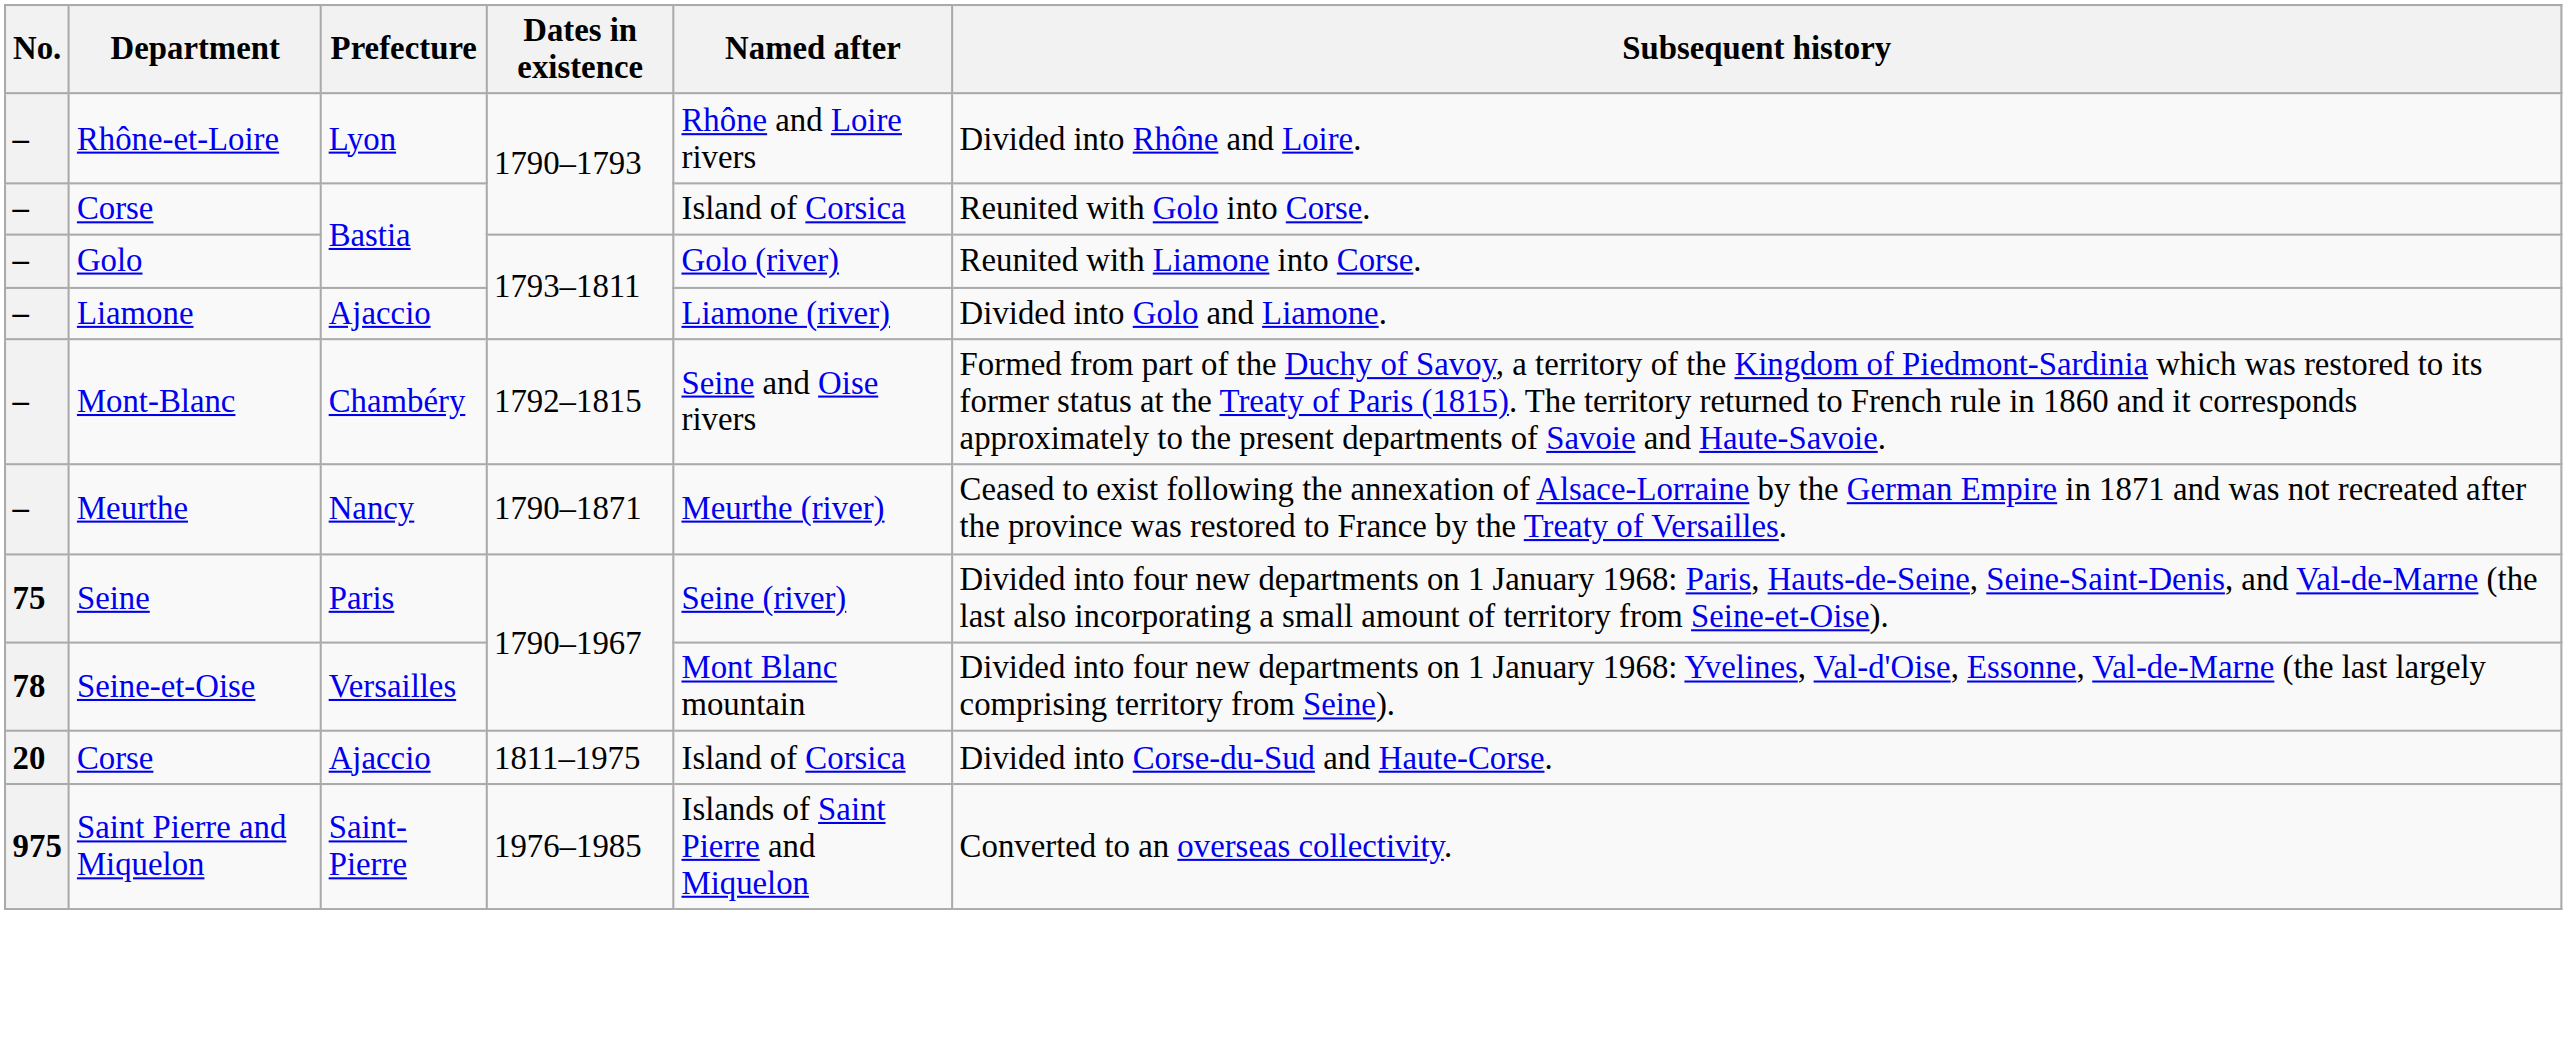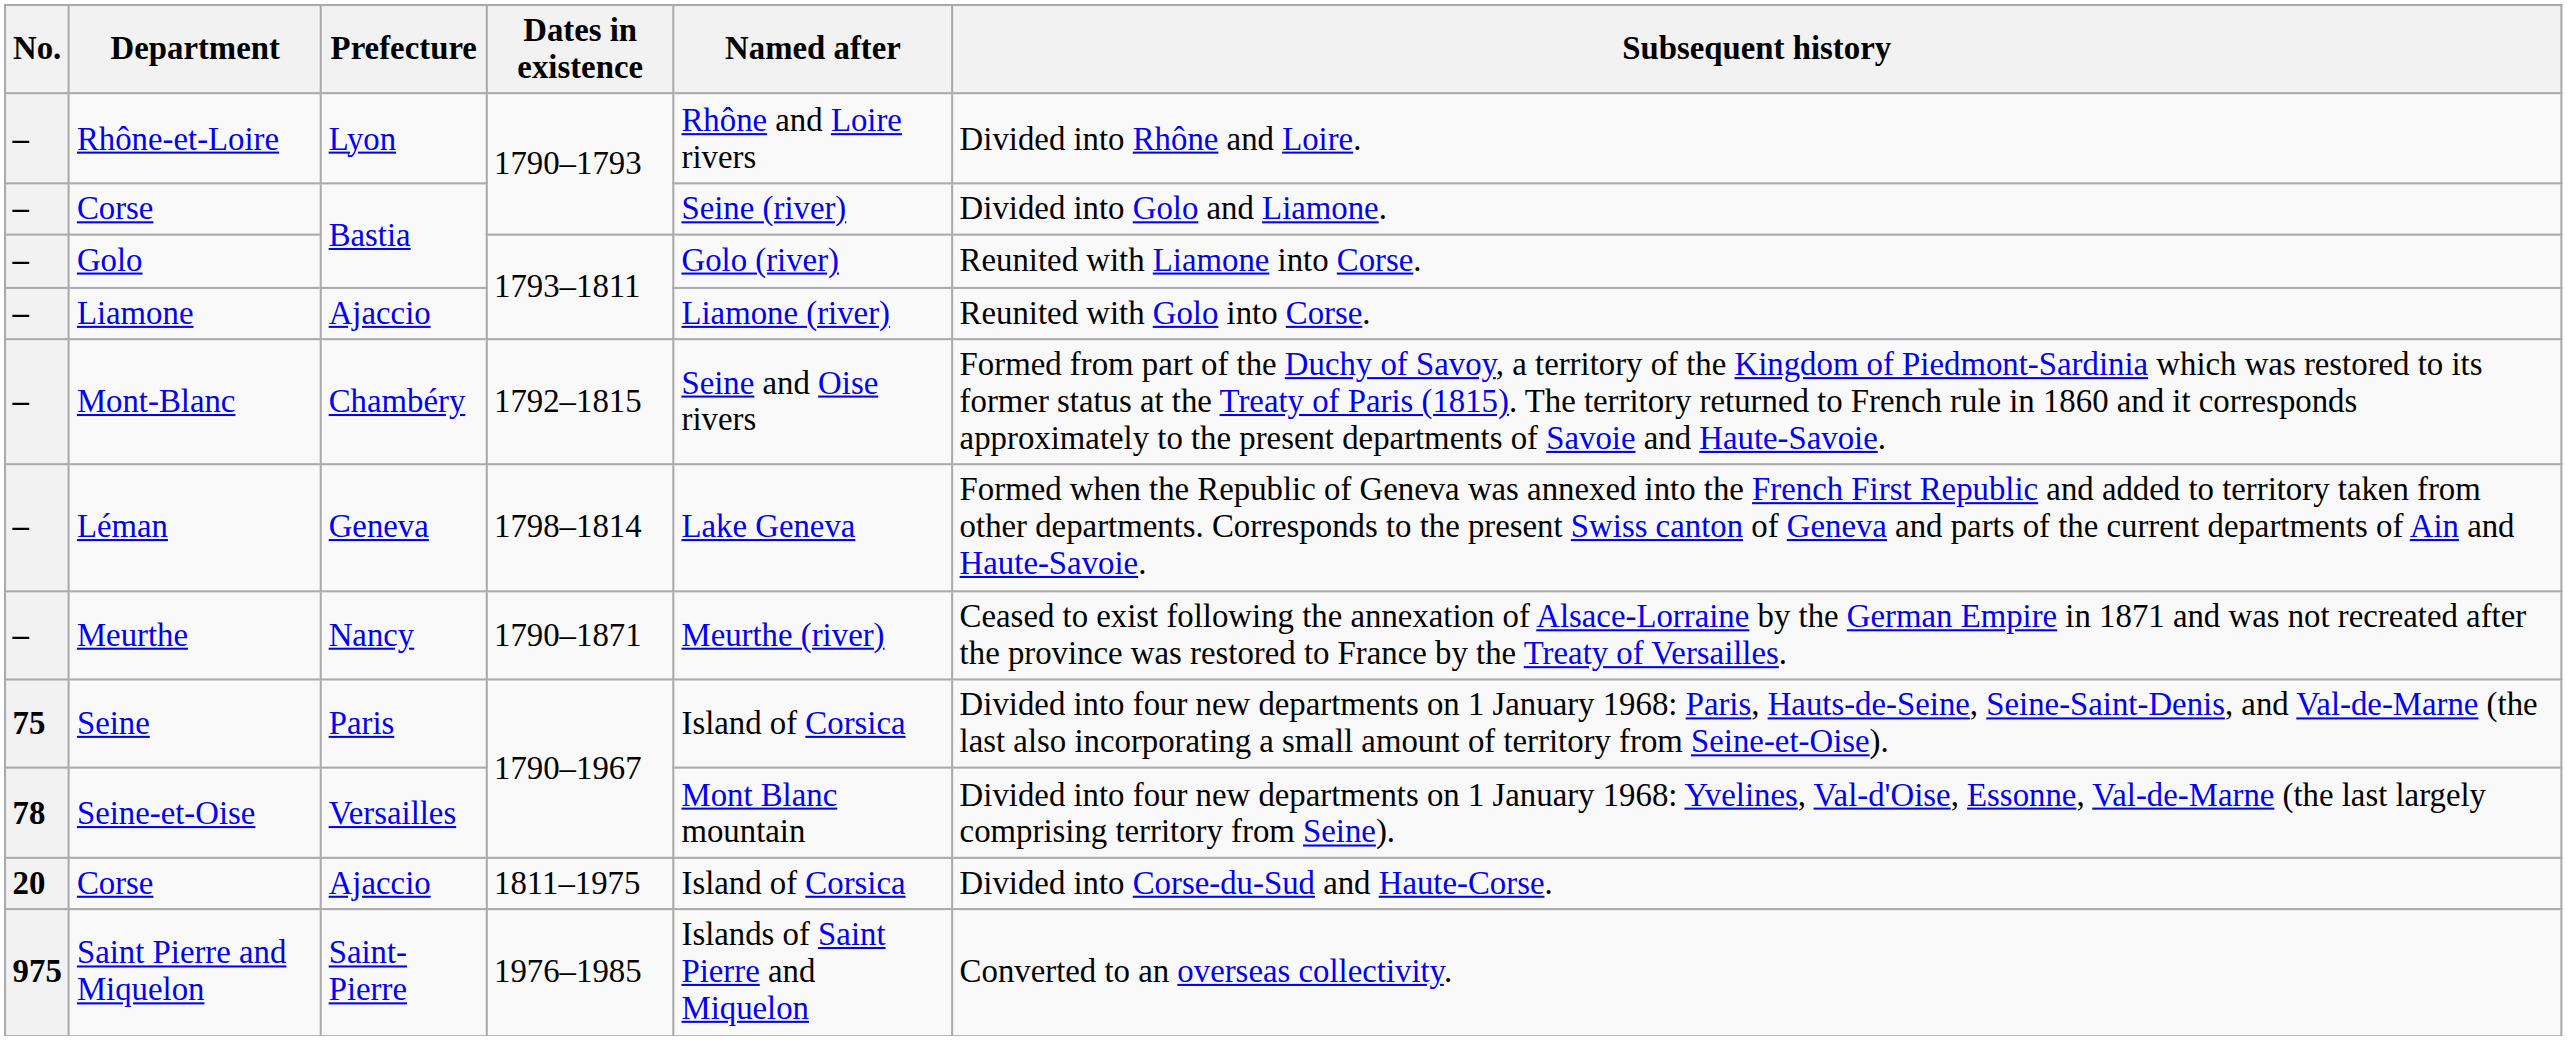(794, 208) Island of Corsica -> (764, 208) Seine (river)
(1165, 208) Reunited with Golo into Corse. -> (1173, 208) Divided into Golo and Liamone.
(1173, 312) Divided into Golo and Liamone. -> (1165, 312) Reunited with Golo into Corse.
+ row: (122, 527)
(764, 597) Seine (river) -> (794, 723) Island of Corsica
